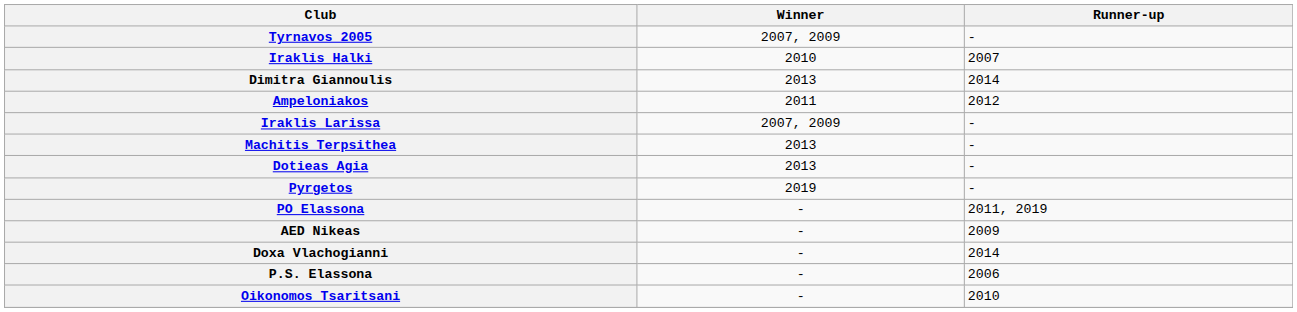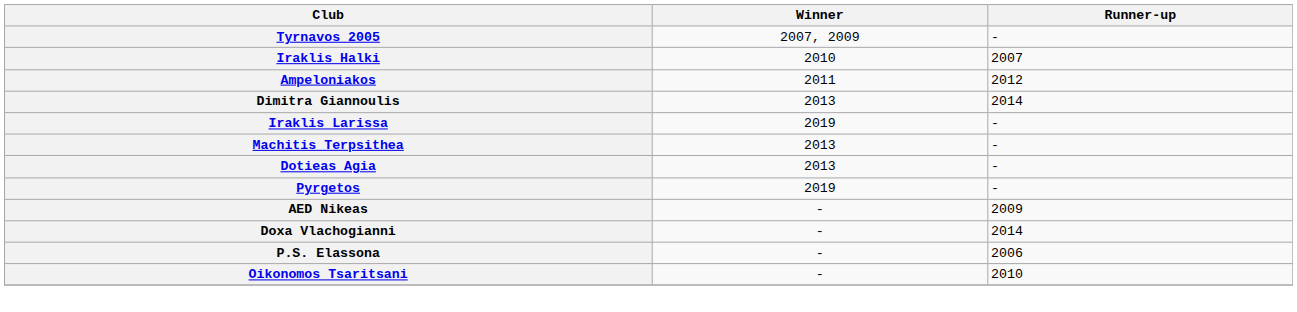rows swapped: (321, 102) <-> (321, 80)
(801, 123) 2007, 2009 -> (820, 123) 2019
- row: (321, 210)
